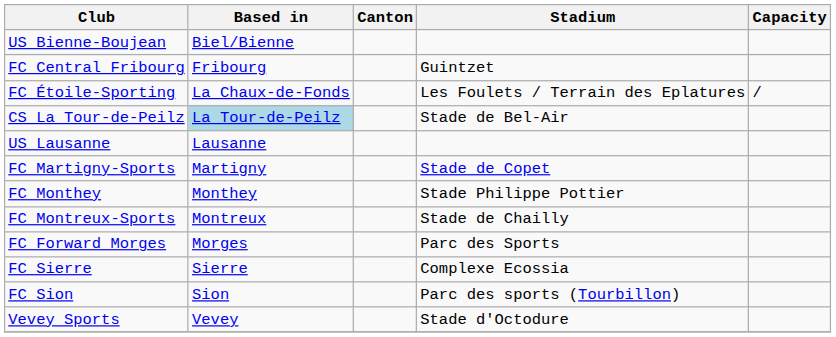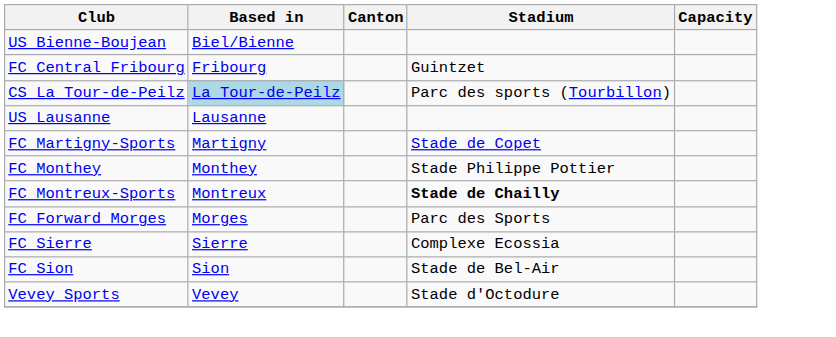- row: (92, 93)
(495, 118) Stade de Bel-Air -> (541, 93) Parc des sports (Tourbillon)
(495, 219) normal -> (485, 194) bold
(550, 295) Parc des sports (Tourbillon) -> (485, 269) Stade de Bel-Air
